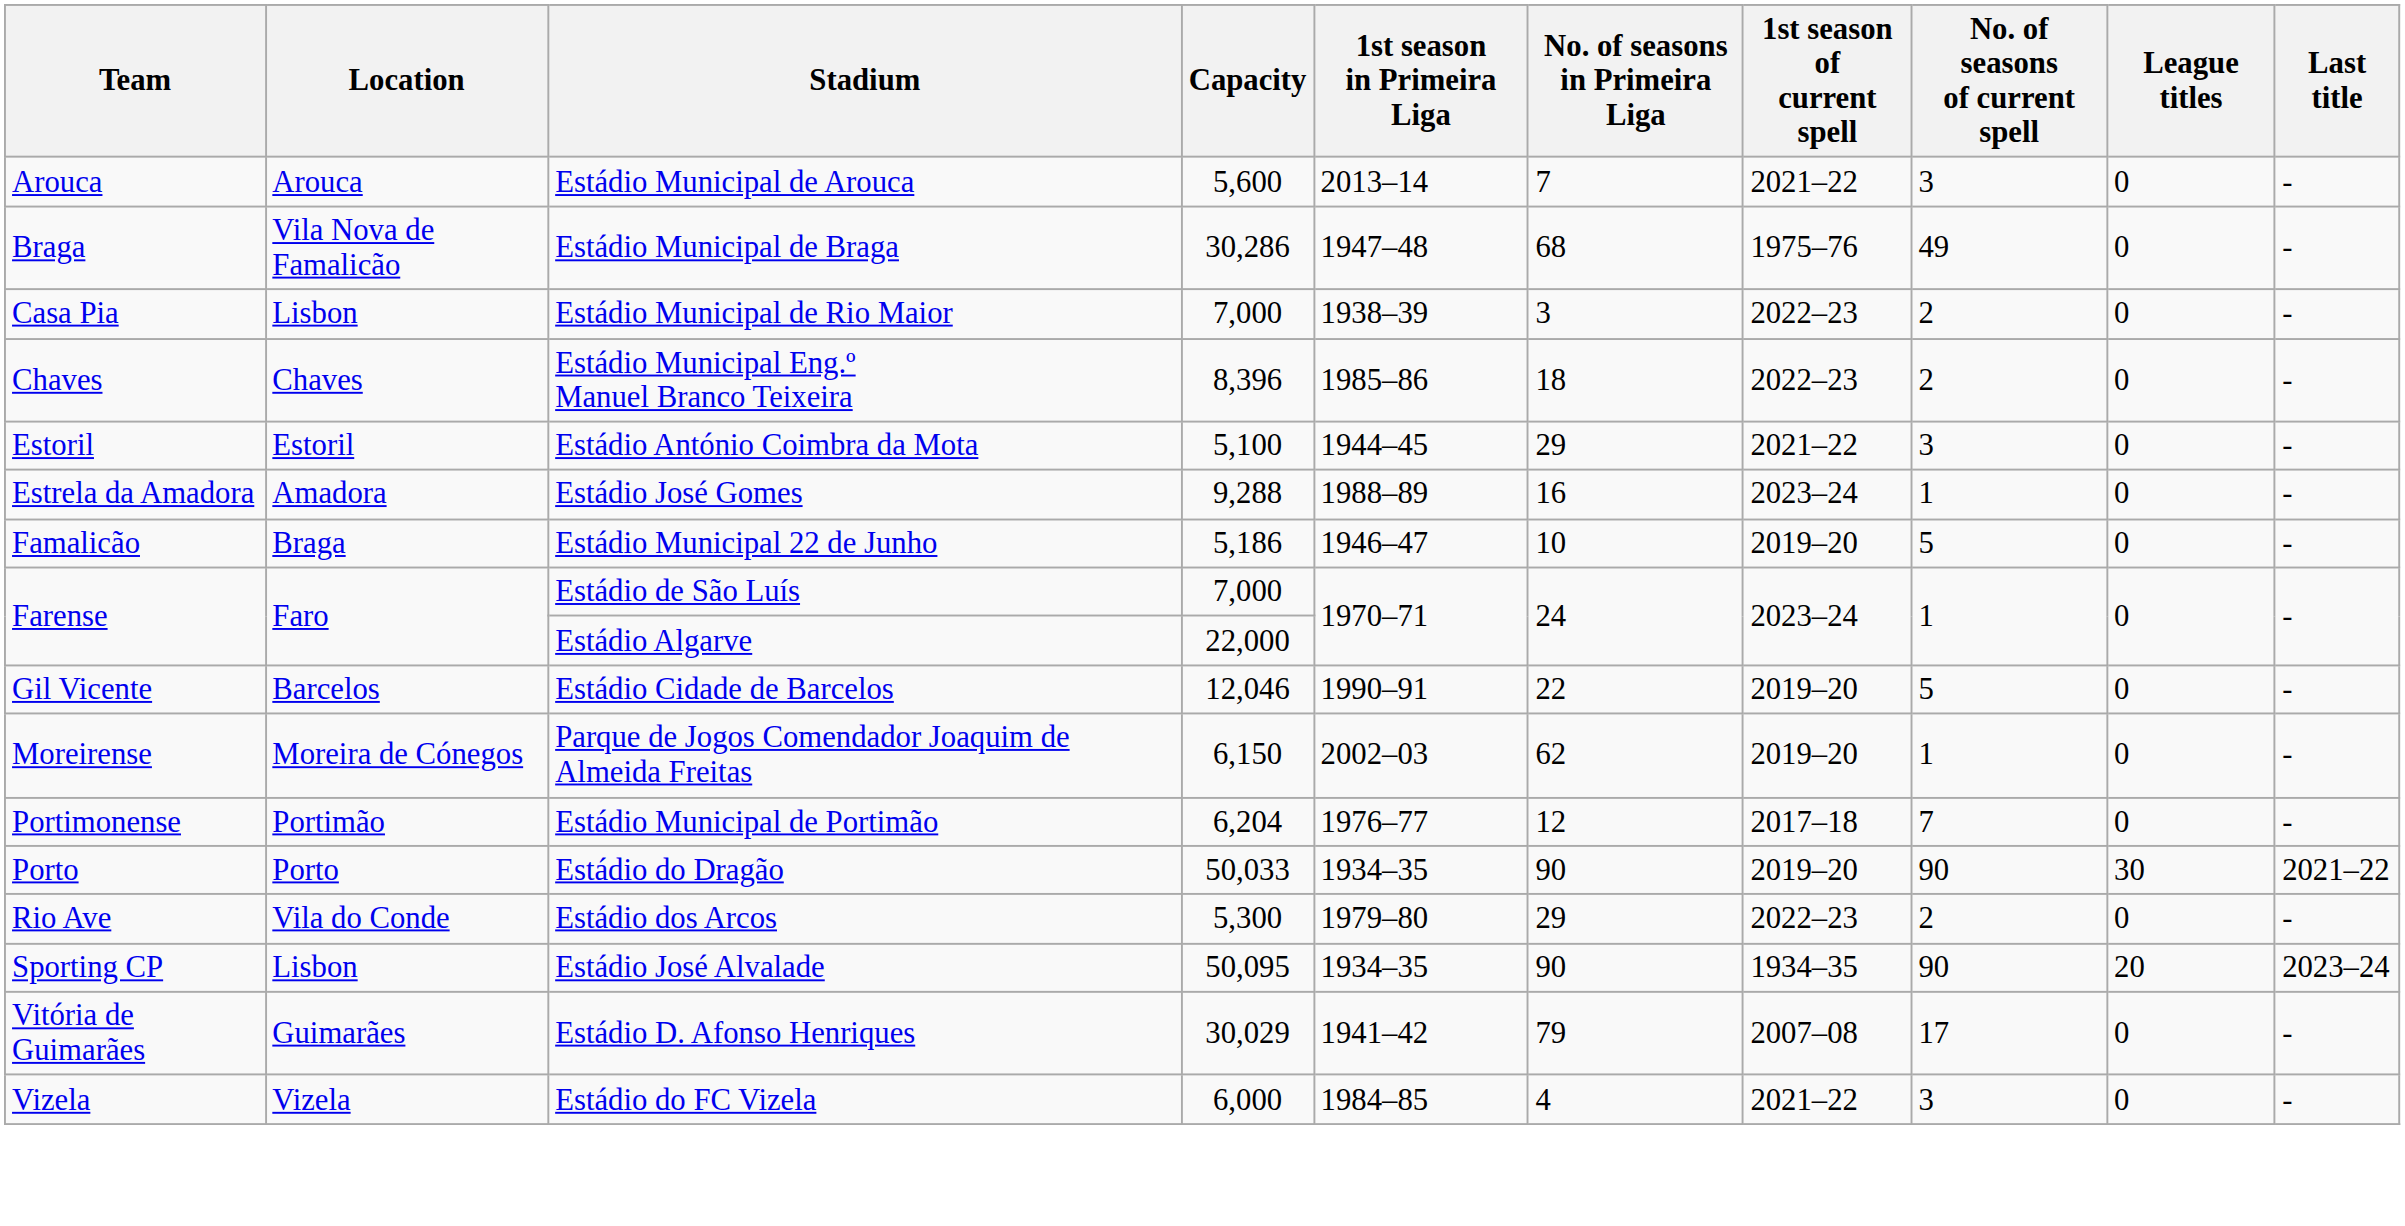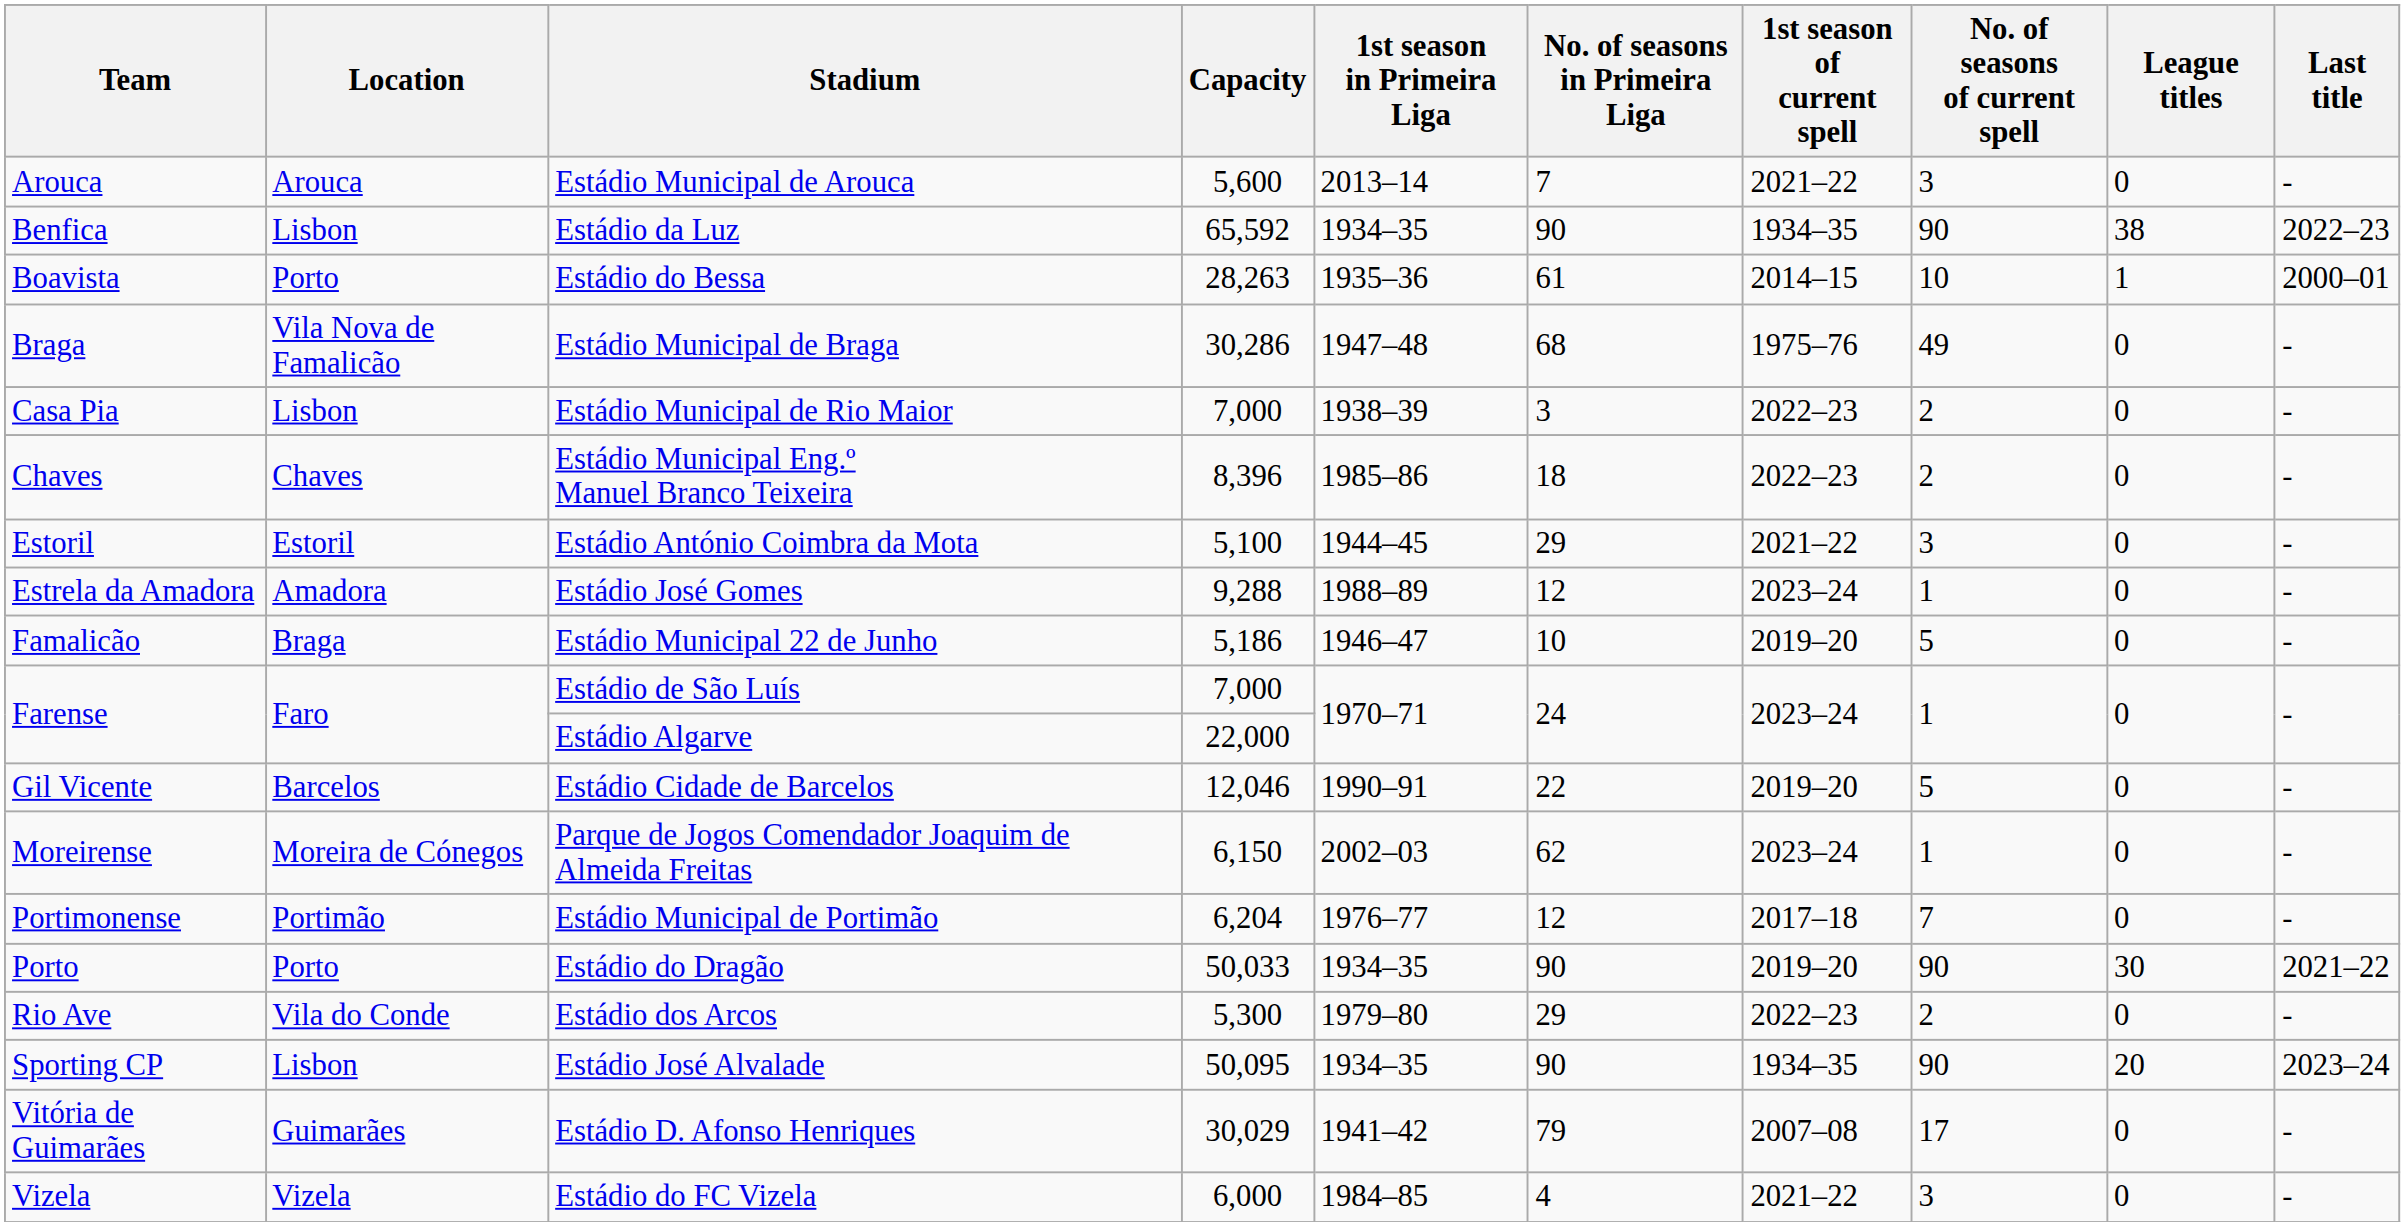+ row: (647, 229)
+ row: (660, 278)
(1551, 493) 16 -> (1551, 591) 12
(1804, 754) 2019–20 -> (1804, 852) 2023–24
